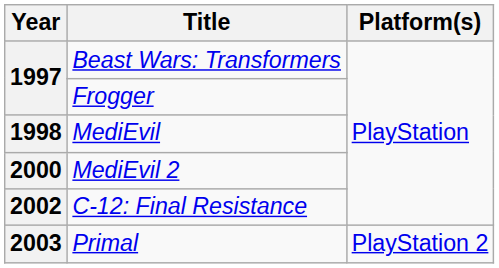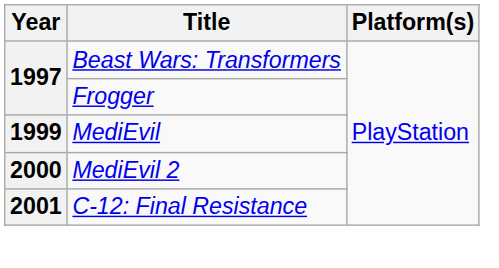(36, 133) 1998 -> (36, 133) 1999
(36, 206) 2002 -> (36, 206) 2001
- row: (105, 243)
